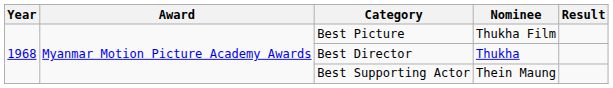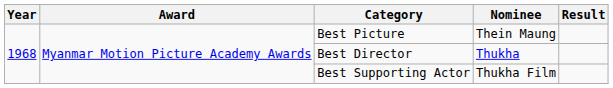(516, 34) Thukha Film -> (516, 34) Thein Maung
(516, 73) Thein Maung -> (516, 73) Thukha Film
